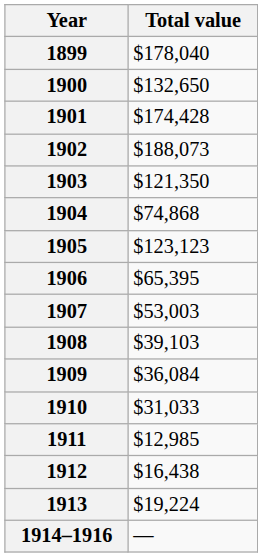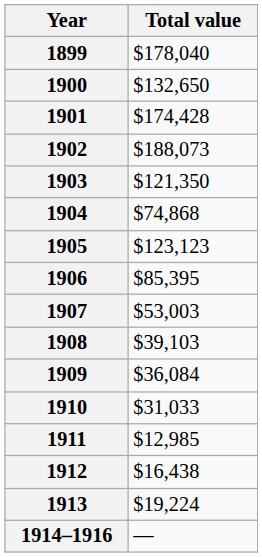(166, 278) $65,395 -> (166, 278) $85,395
